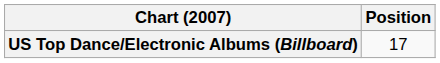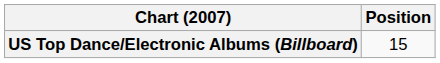(398, 44) 17 -> (398, 44) 15
